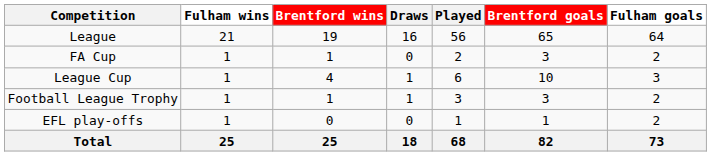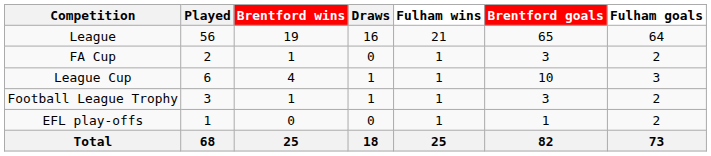columns swapped: (458, 15) <-> (227, 15)
